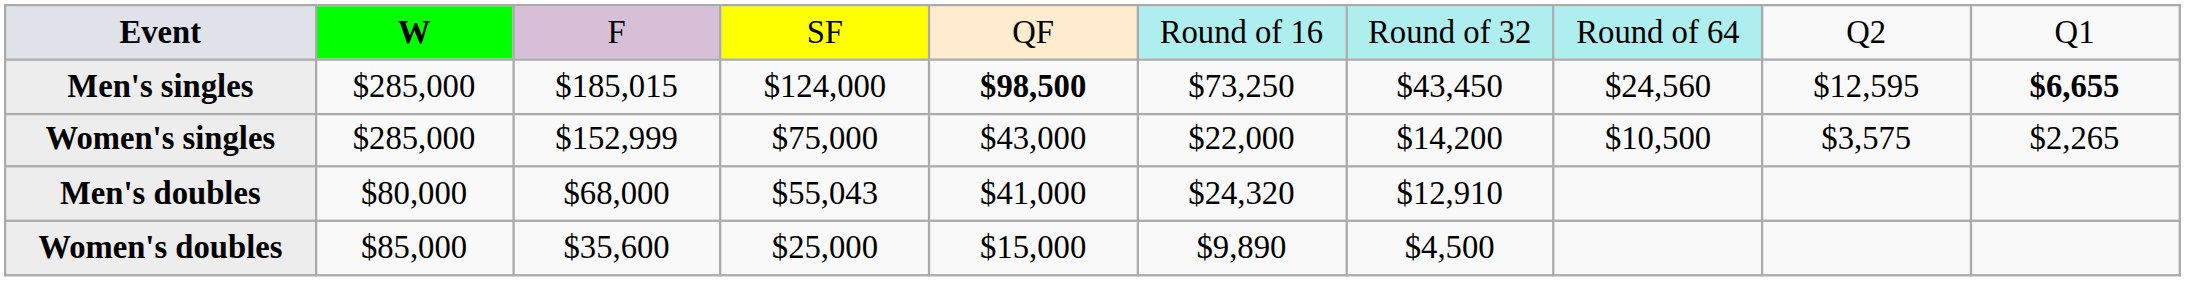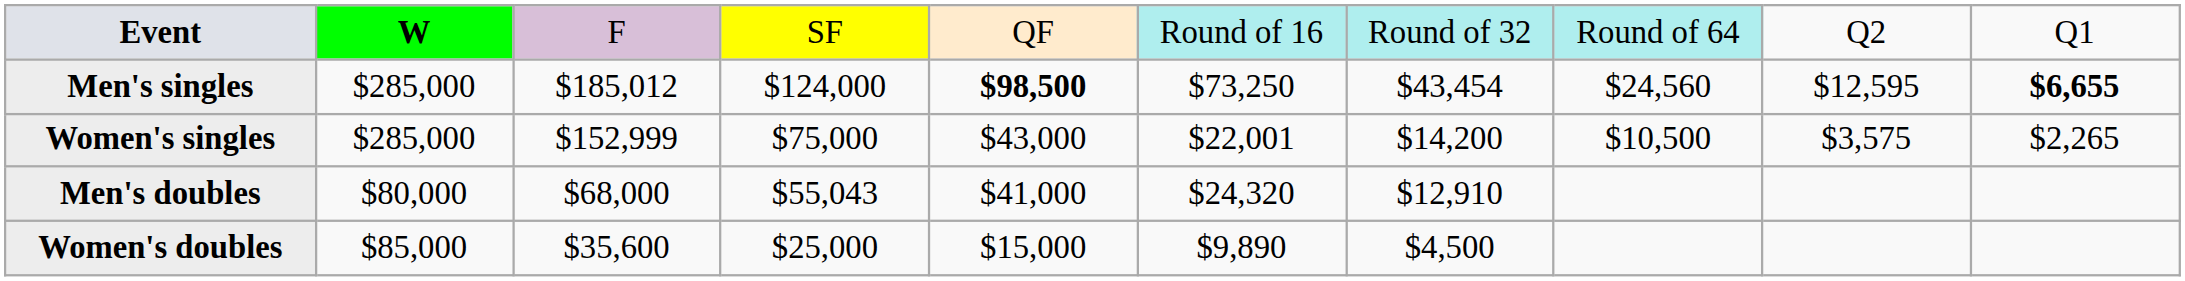(617, 85) $185,015 -> (617, 85) $185,012
(1450, 85) $43,450 -> (1450, 85) $43,454
(1241, 139) $22,000 -> (1241, 139) $22,001
